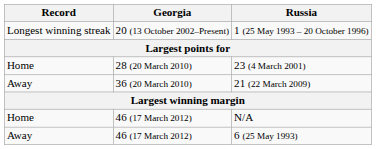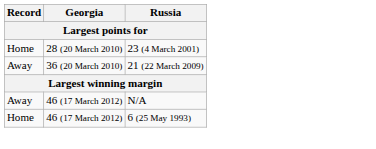- row: (301, 30)
(20, 118) Home -> (20, 100) Away
(20, 135) Away -> (20, 118) Home
